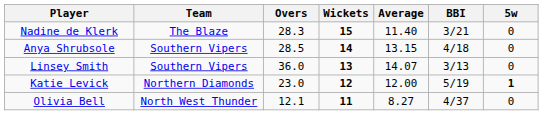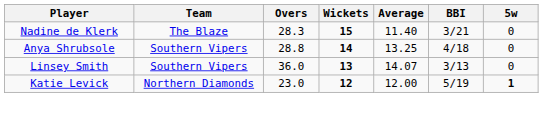(291, 48) 28.5 -> (291, 48) 28.8
(401, 48) 13.15 -> (401, 48) 13.25
- row: (69, 101)
